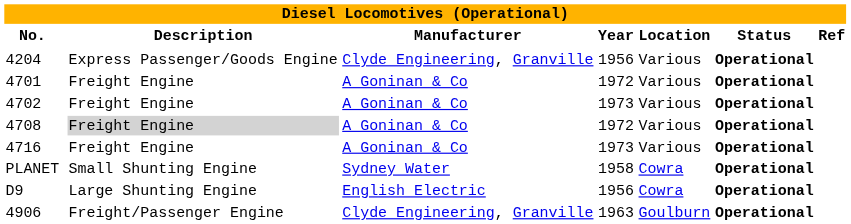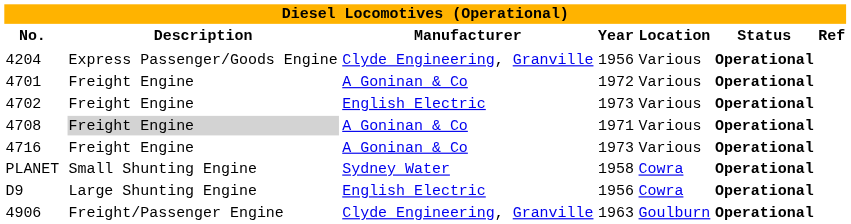(405, 104) A Goninan & Co -> (414, 104) English Electric
(616, 126) 1972 -> (616, 126) 1971
